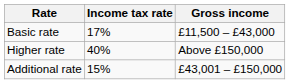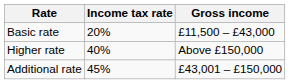(99, 32) 17% -> (99, 32) 20%
(99, 69) 15% -> (99, 69) 45%
